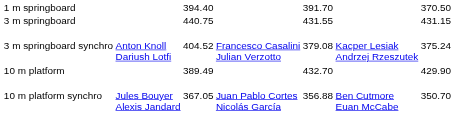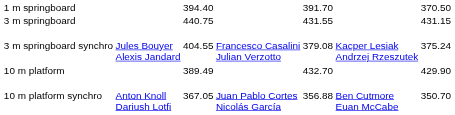(143, 51) Anton Knoll Dariush Lotfi -> (148, 51) Jules Bouyer Alexis Jandard
(198, 46) 404.52 -> (198, 46) 404.55
(148, 101) Jules Bouyer Alexis Jandard -> (143, 101) Anton Knoll Dariush Lotfi
